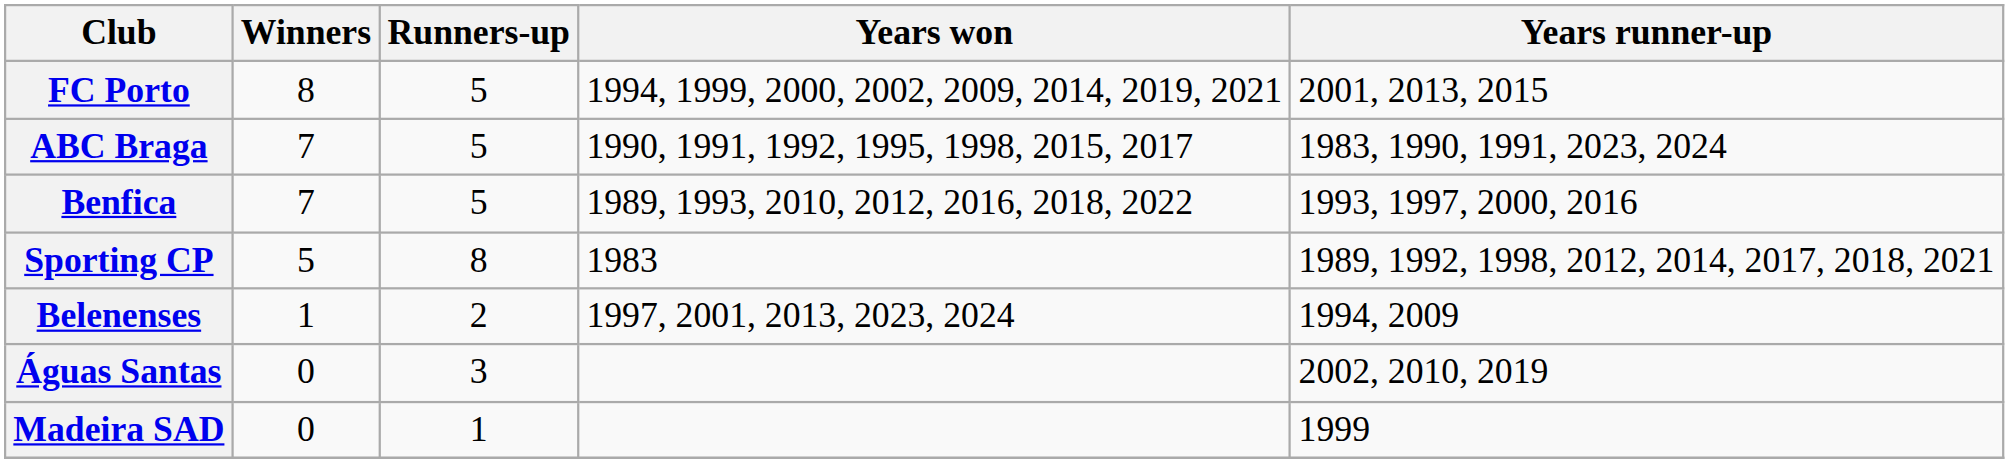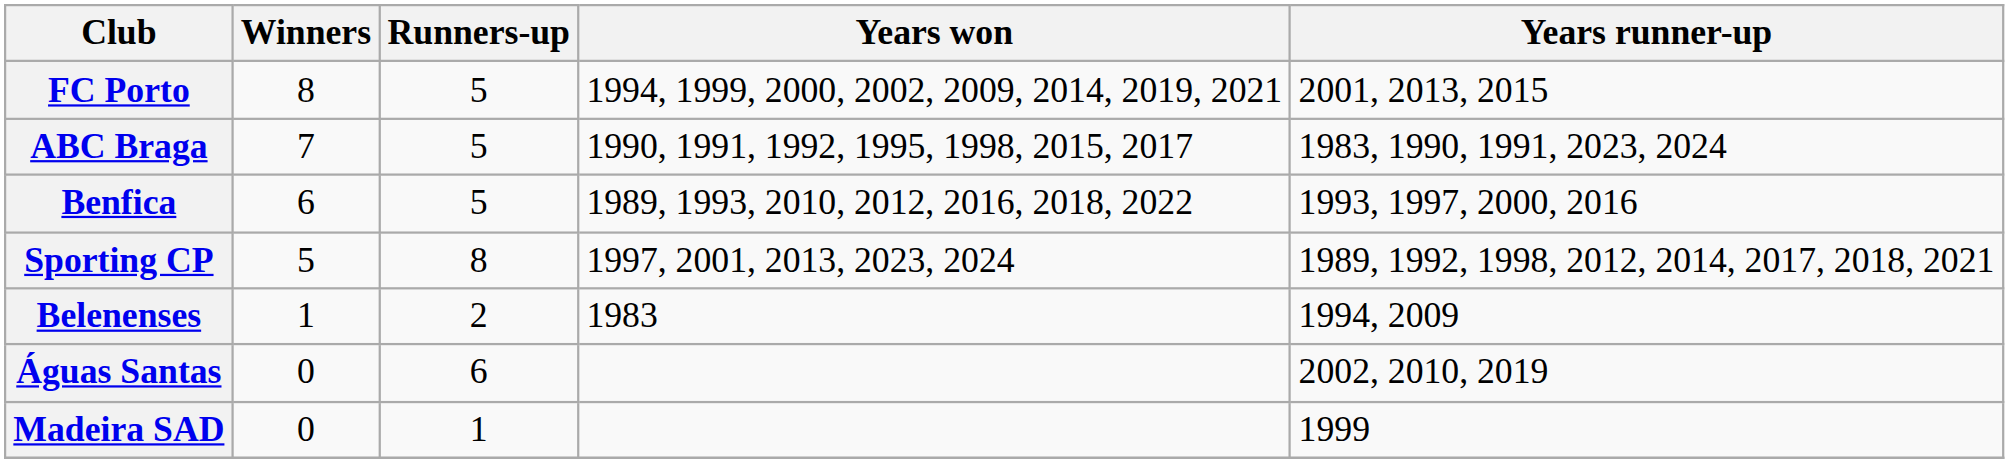(306, 202) 7 -> (306, 202) 6
(622, 259) 1983 -> (800, 259) 1997, 2001, 2013, 2023, 2024
(800, 315) 1997, 2001, 2013, 2023, 2024 -> (622, 315) 1983
(479, 372) 3 -> (479, 372) 6
